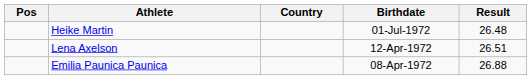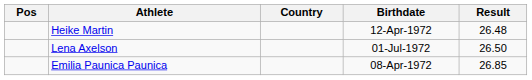(401, 30) 01-Jul-1972 -> (401, 30) 12-Apr-1972
(401, 48) 12-Apr-1972 -> (401, 48) 01-Jul-1972
(493, 48) 26.51 -> (493, 48) 26.50
(493, 65) 26.88 -> (493, 65) 26.85
